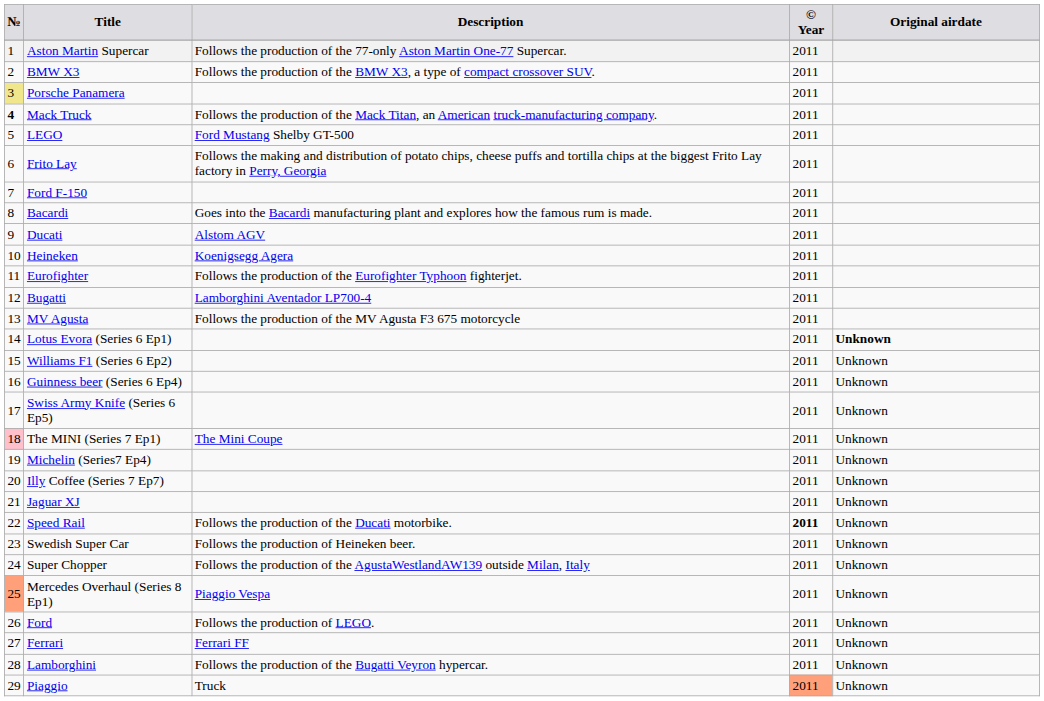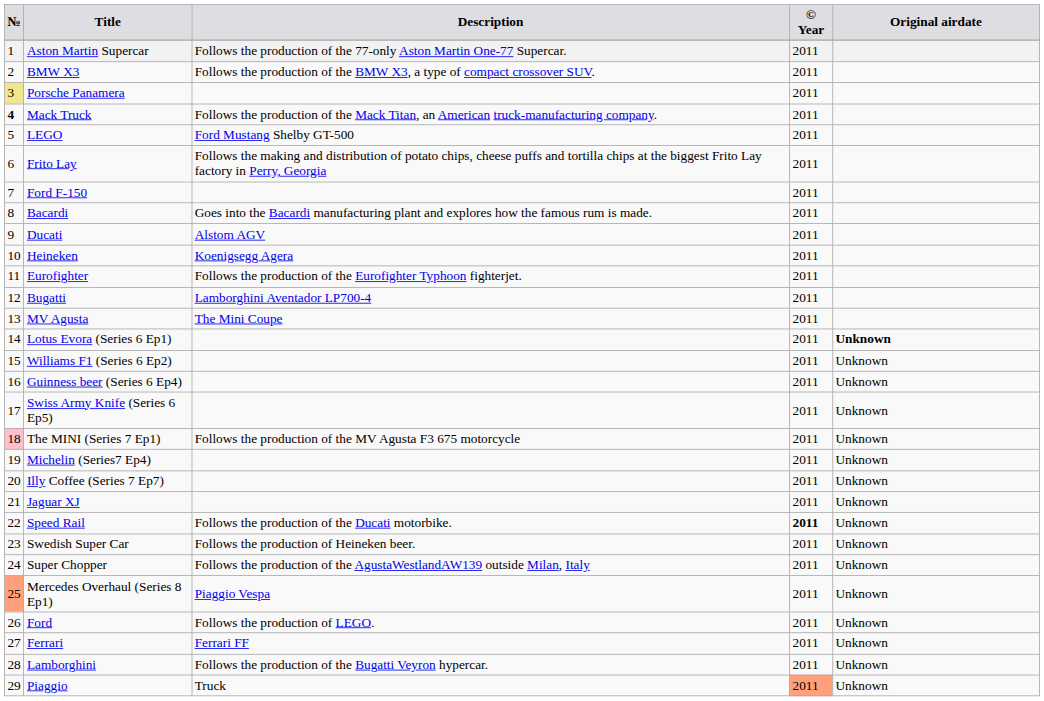(357, 318) Follows the production of the MV Agusta F3 675 motorcycle -> (239, 318) The Mini Coupe
(239, 438) The Mini Coupe -> (357, 438) Follows the production of the MV Agusta F3 675 motorcycle
